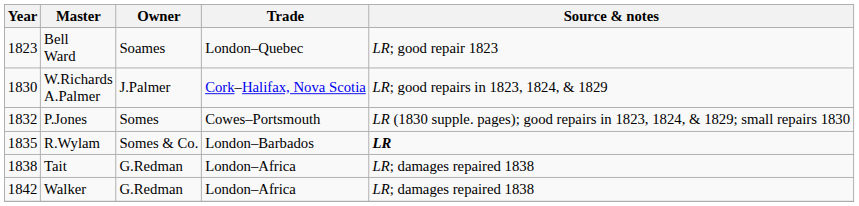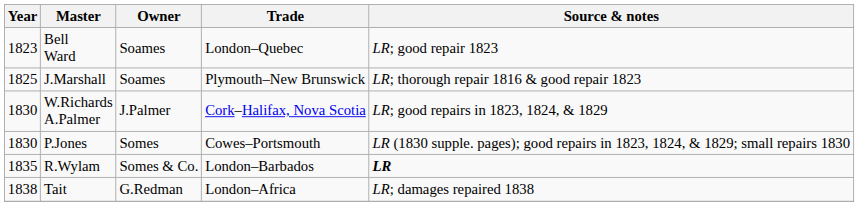+ row: (75, 79)
(23, 119) 1832 -> (23, 142) 1830
- row: (65, 189)
